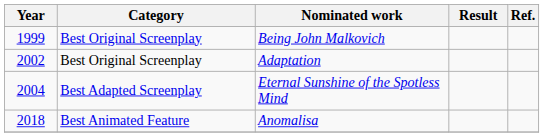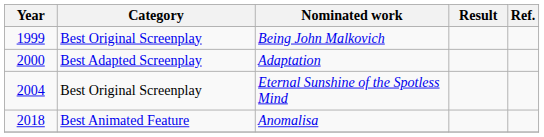(31, 60) 2002 -> (31, 60) 2000
(131, 60) Best Original Screenplay -> (131, 60) Best Adapted Screenplay
(131, 90) Best Adapted Screenplay -> (131, 90) Best Original Screenplay
